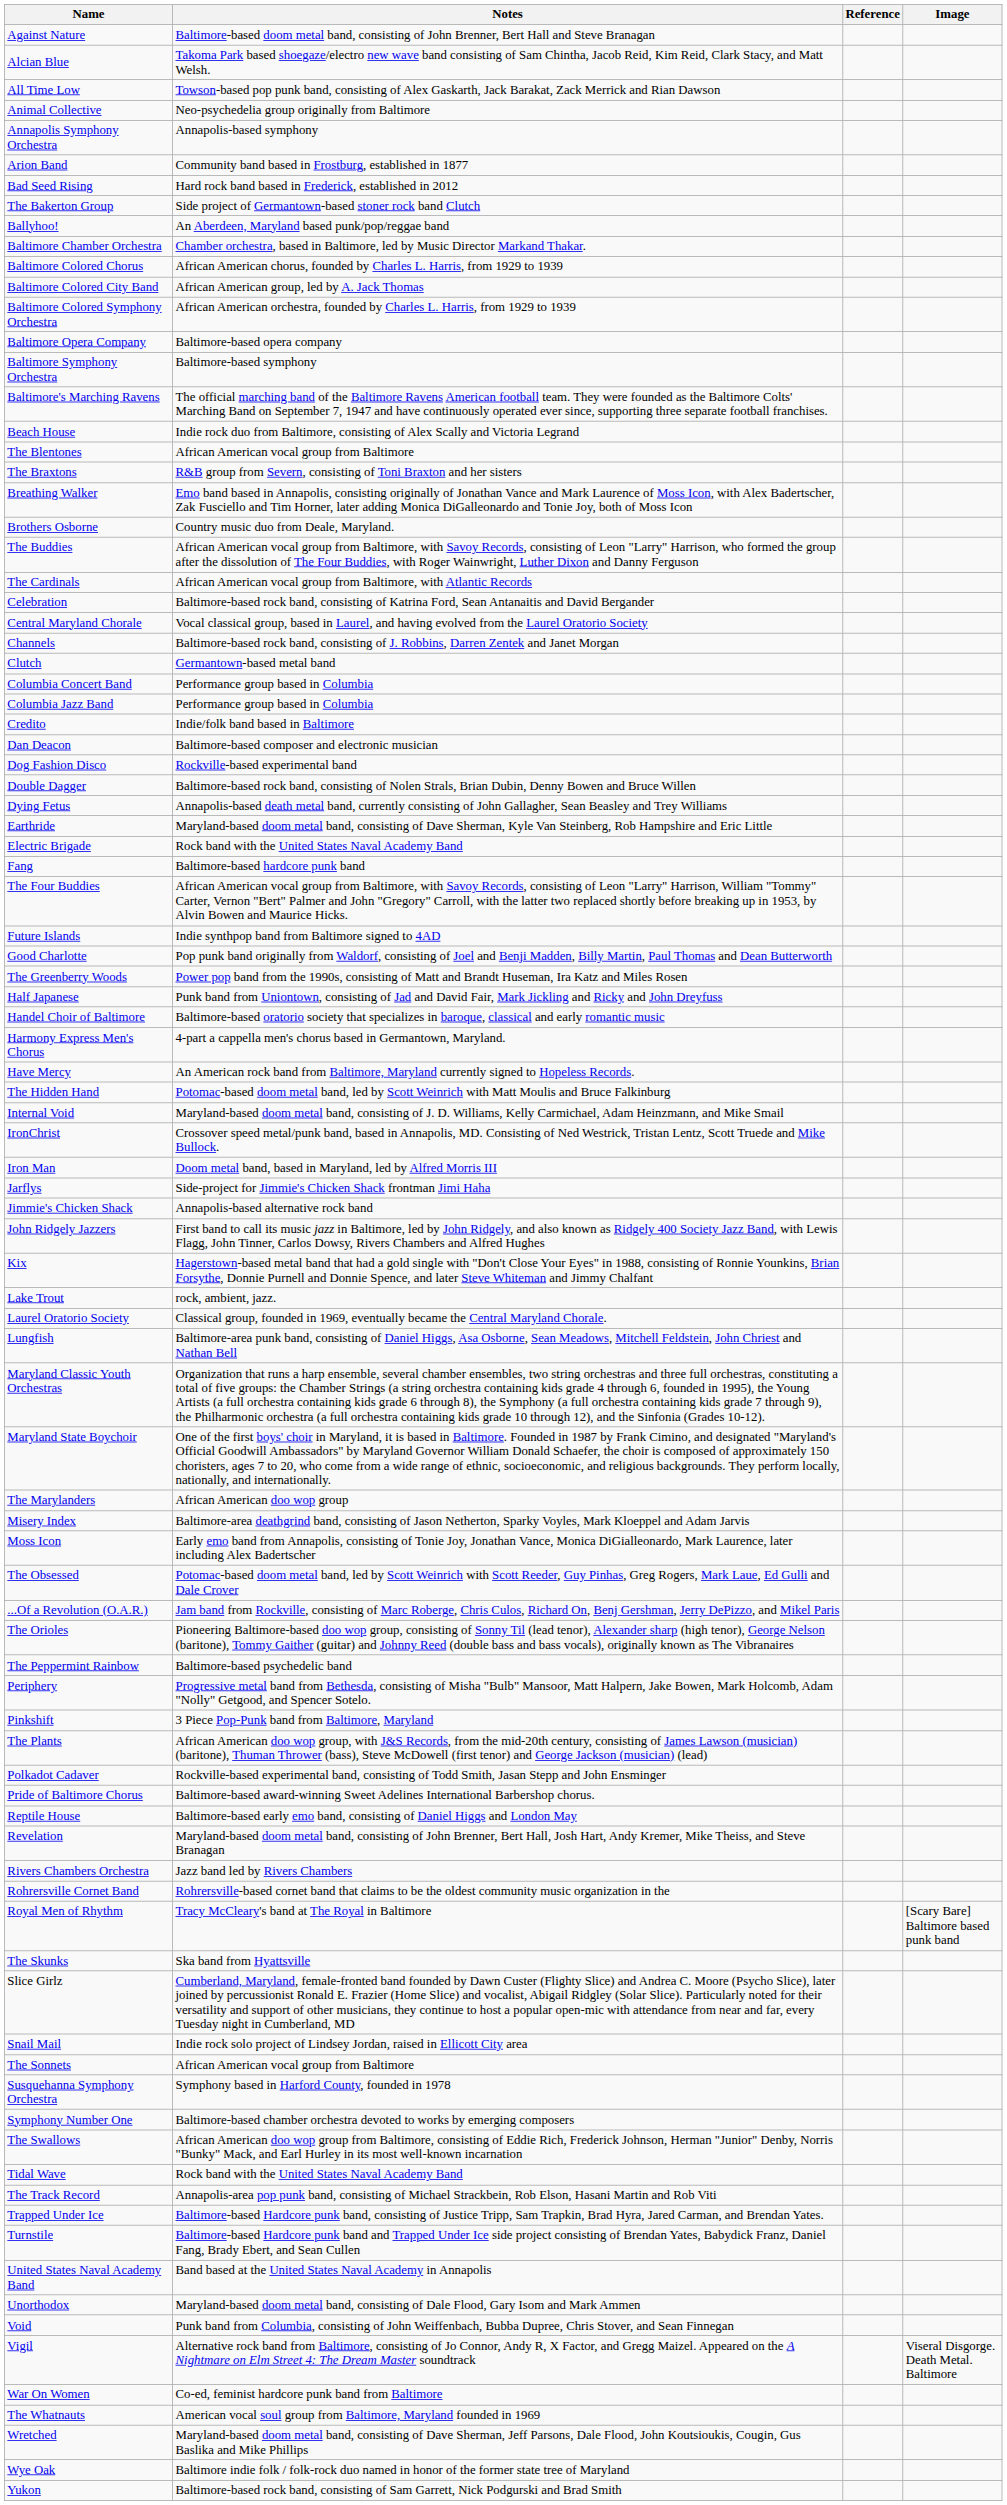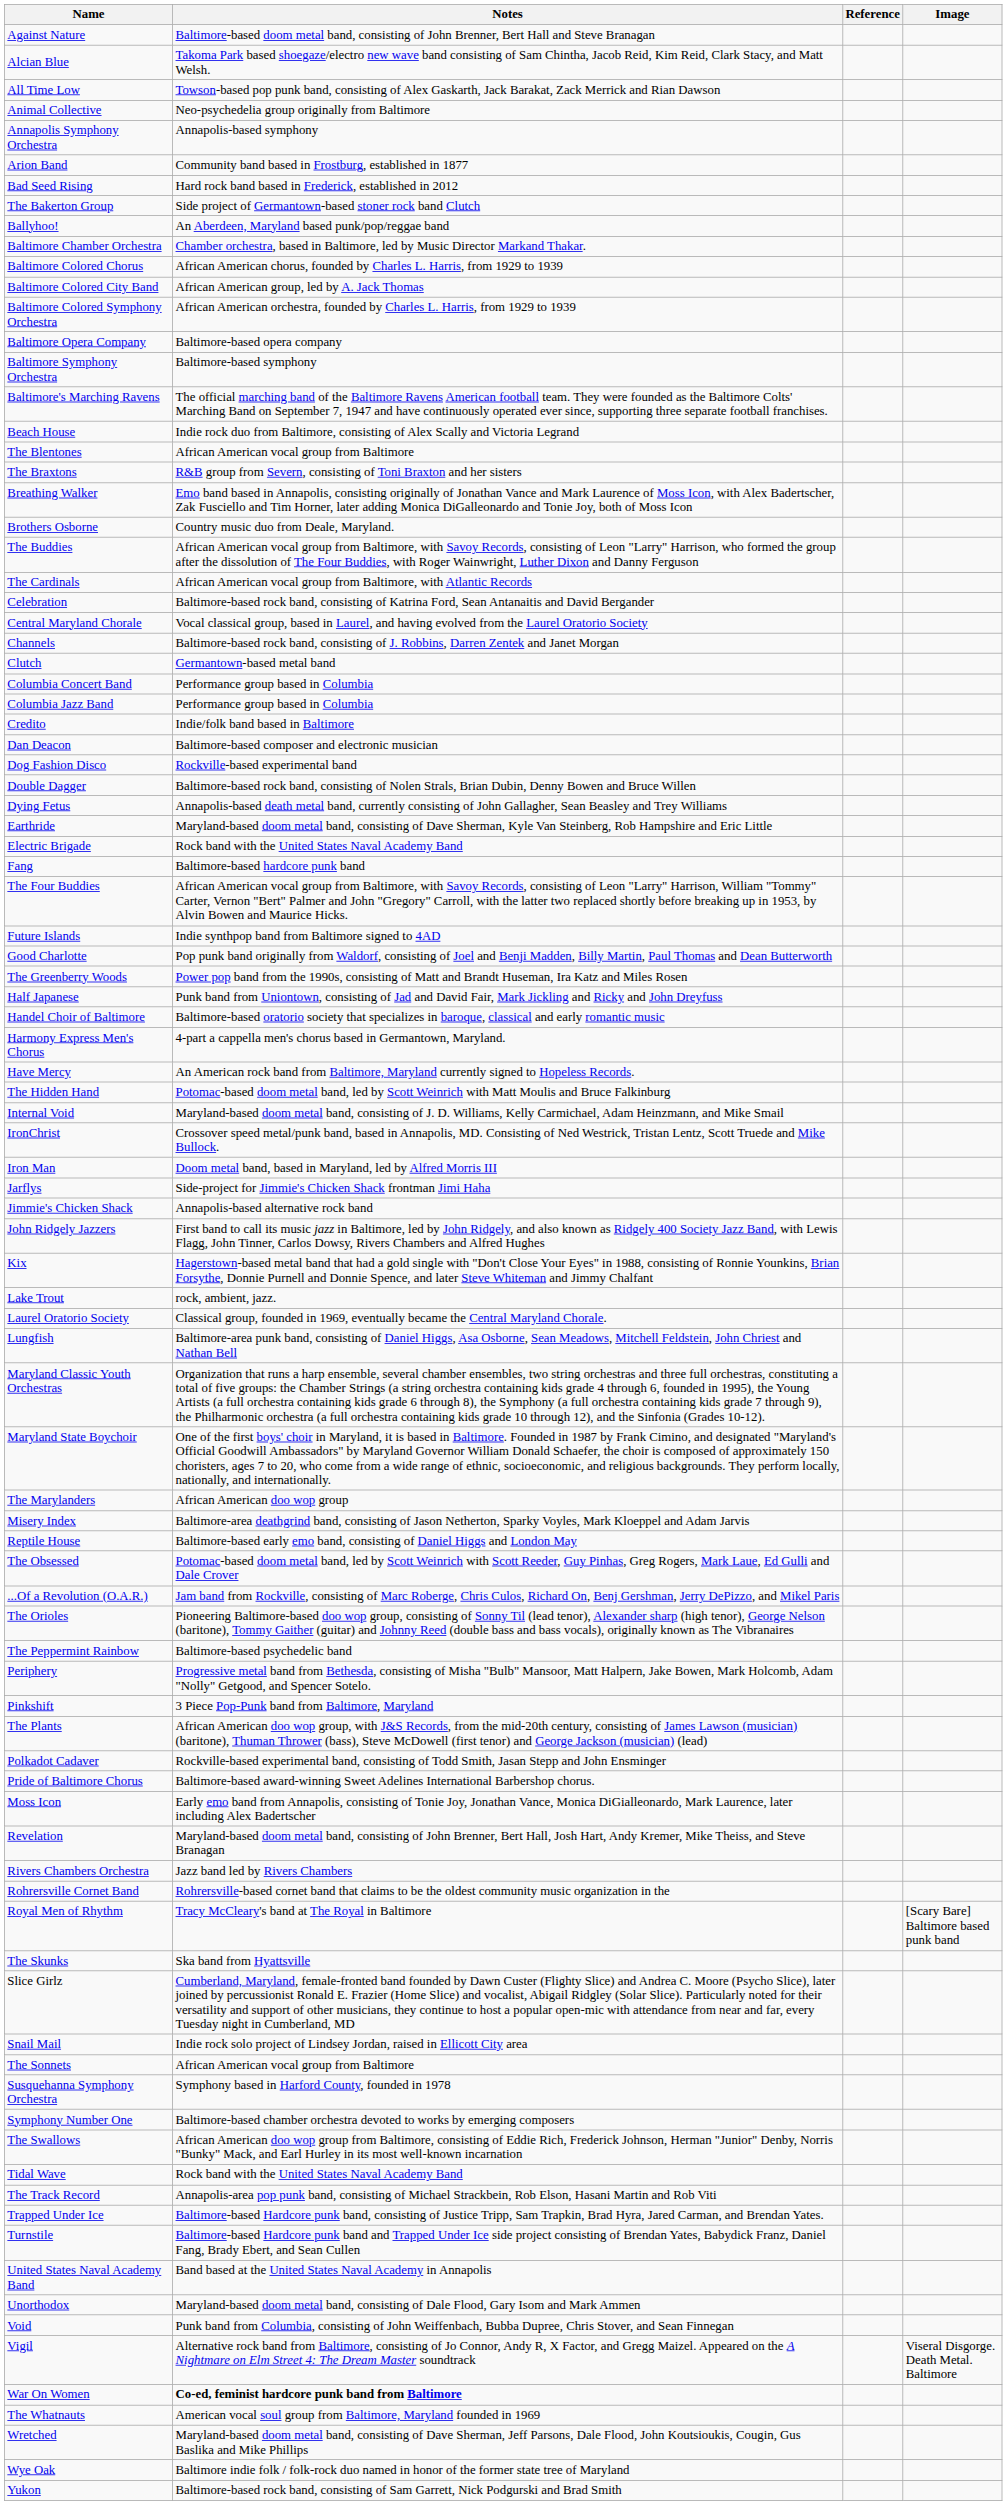rows swapped: (34, 1540) <-> (44, 1815)
(309, 2394) normal -> (319, 2394) bold
